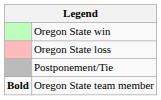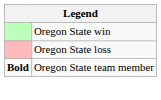- row: (74, 68)
